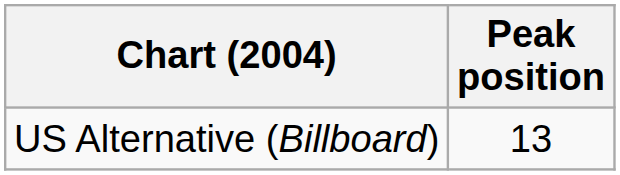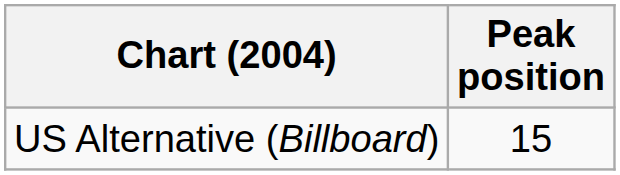(531, 137) 13 -> (531, 137) 15
